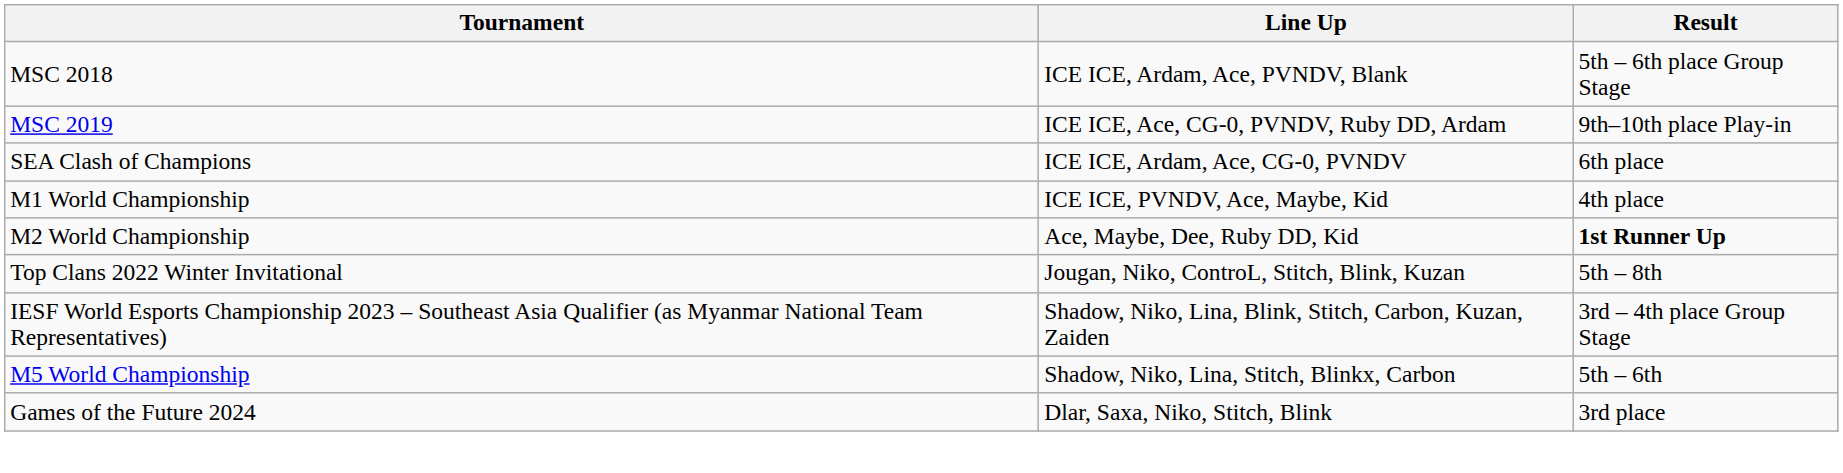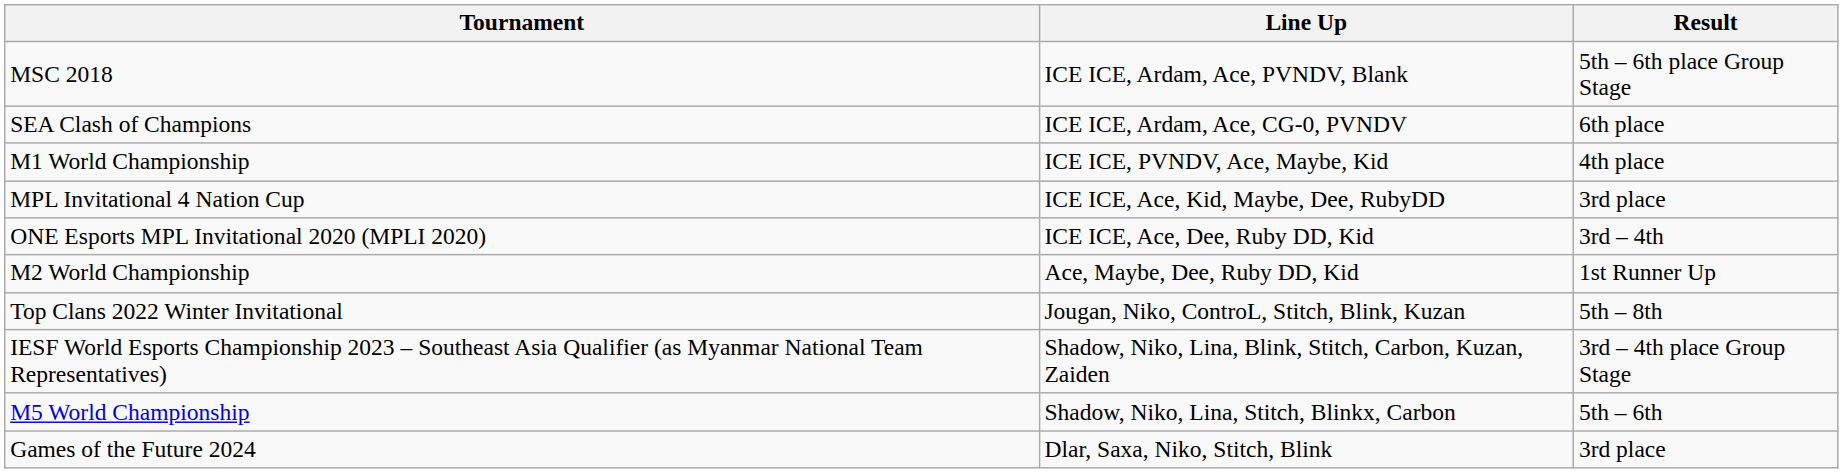- row: (61, 124)
+ row: (157, 198)
+ row: (248, 236)
(1652, 236) bold -> (1647, 273) normal
